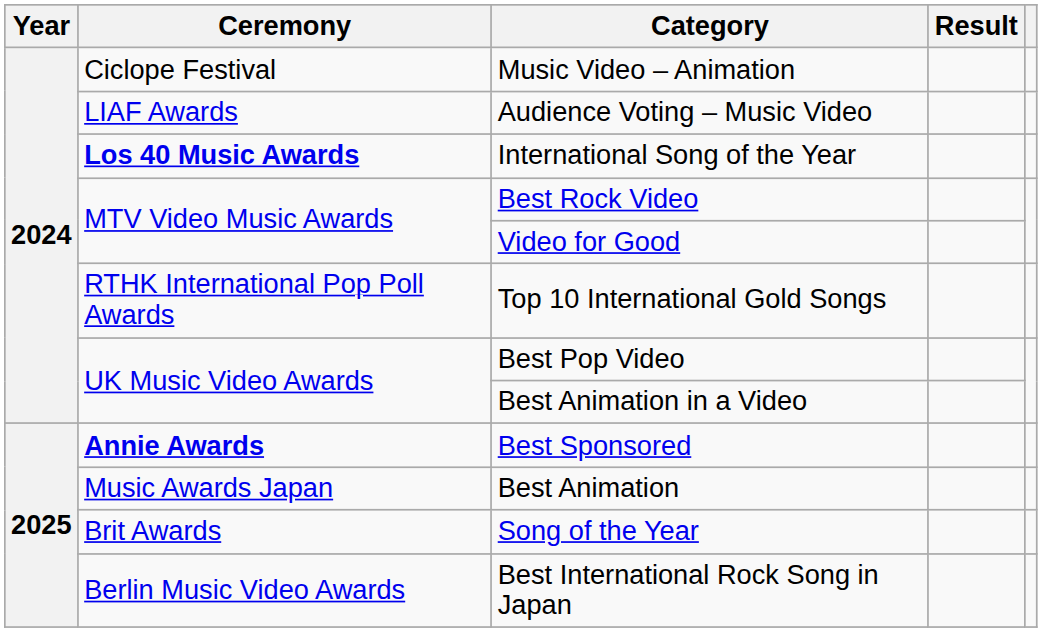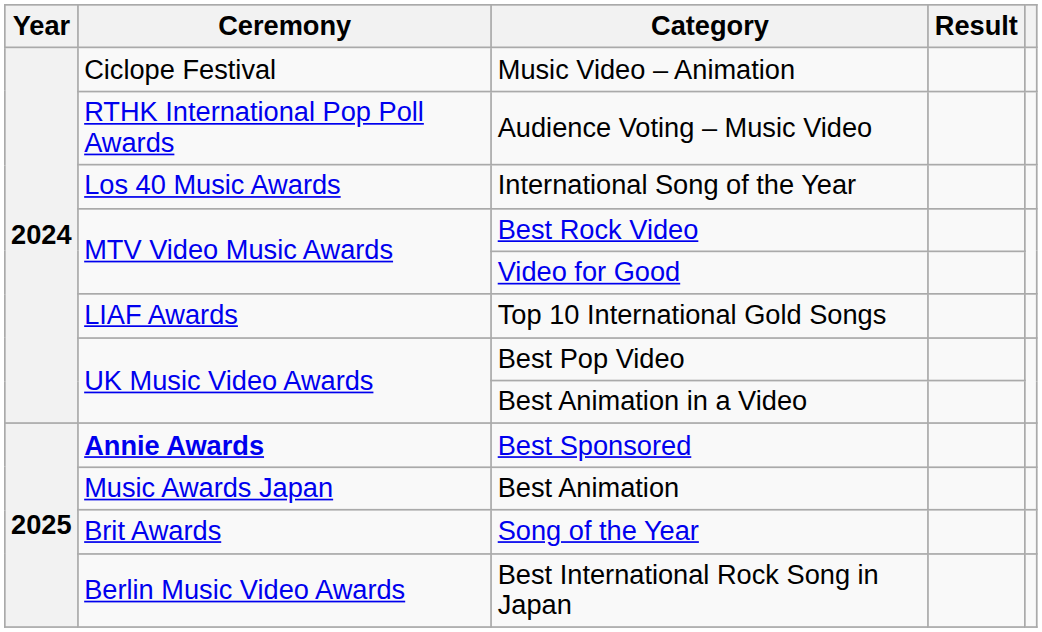(161, 112) LIAF Awards -> (254, 127) RTHK International Pop Poll Awards
(222, 155) bold -> (212, 186) normal
(254, 300) RTHK International Pop Poll Awards -> (161, 315) LIAF Awards
